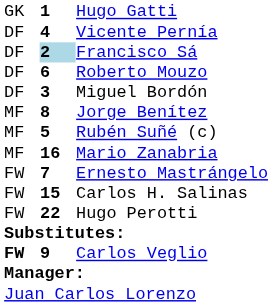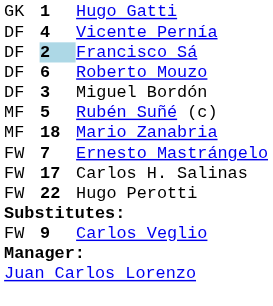- row: (142, 113)
(50, 153) 16 -> (50, 133) 18
(50, 194) 15 -> (50, 173) 17
(14, 254) bold -> (14, 234) normal
